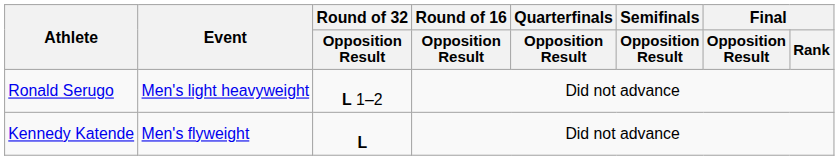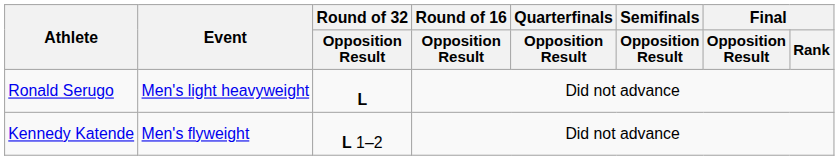(362, 100) L 1–2 -> (362, 100) L
(362, 143) L -> (362, 143) L 1–2
